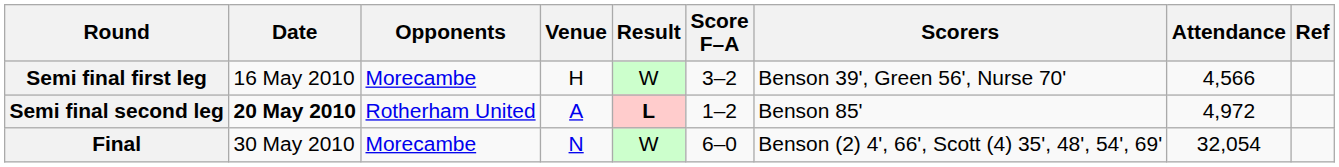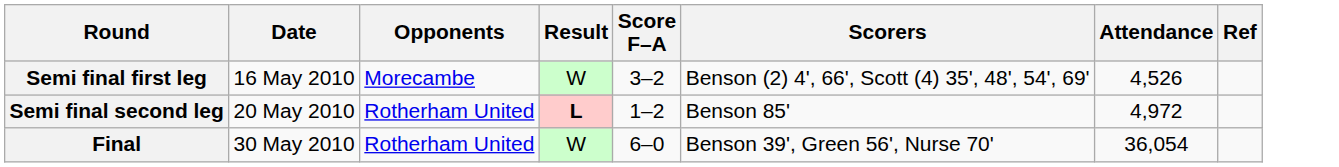- column: (576, 32)
(912, 77) Benson 39', Green 56', Nurse 70' -> (888, 77) Benson (2) 4', 66', Scott (4) 35', 48', 54', 69'
(1229, 77) 4,566 -> (1156, 77) 4,526
(295, 111) bold -> (294, 111) normal
(421, 144) Morecambe -> (449, 144) Rotherham United
(960, 144) Benson (2) 4', 66', Scott (4) 35', 48', 54', 69' -> (840, 144) Benson 39', Green 56', Nurse 70'
(1229, 144) 32,054 -> (1156, 144) 36,054
